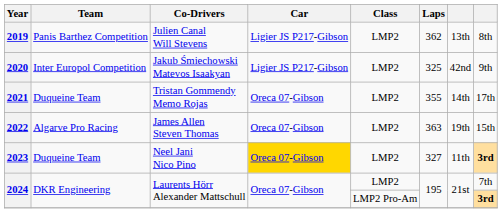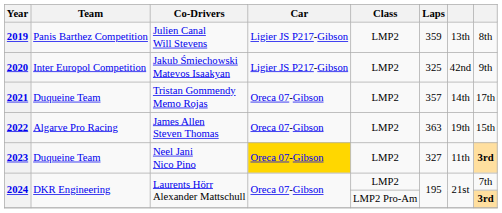(434, 37) 362 -> (434, 37) 359
(434, 97) 355 -> (434, 97) 357
